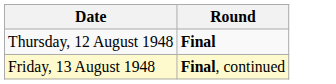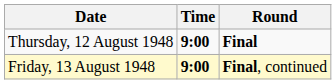+ column: (198, 16)
